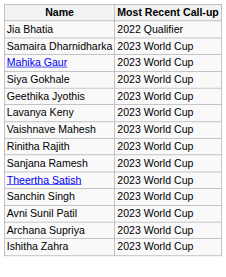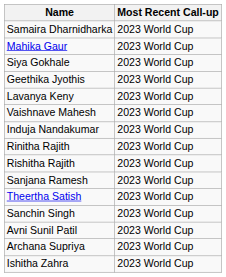- row: (30, 29)
+ row: (53, 130)
+ row: (41, 163)
